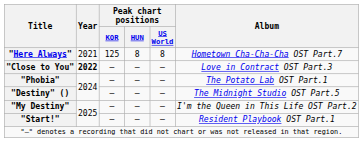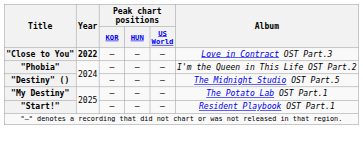- row: (40, 54)
(267, 80) The Potato Lab OST Part.1 -> (267, 67) I'm the Queen in This Life OST Part.2
(267, 107) I'm the Queen in This Life OST Part.2 -> (267, 94) The Potato Lab OST Part.1
